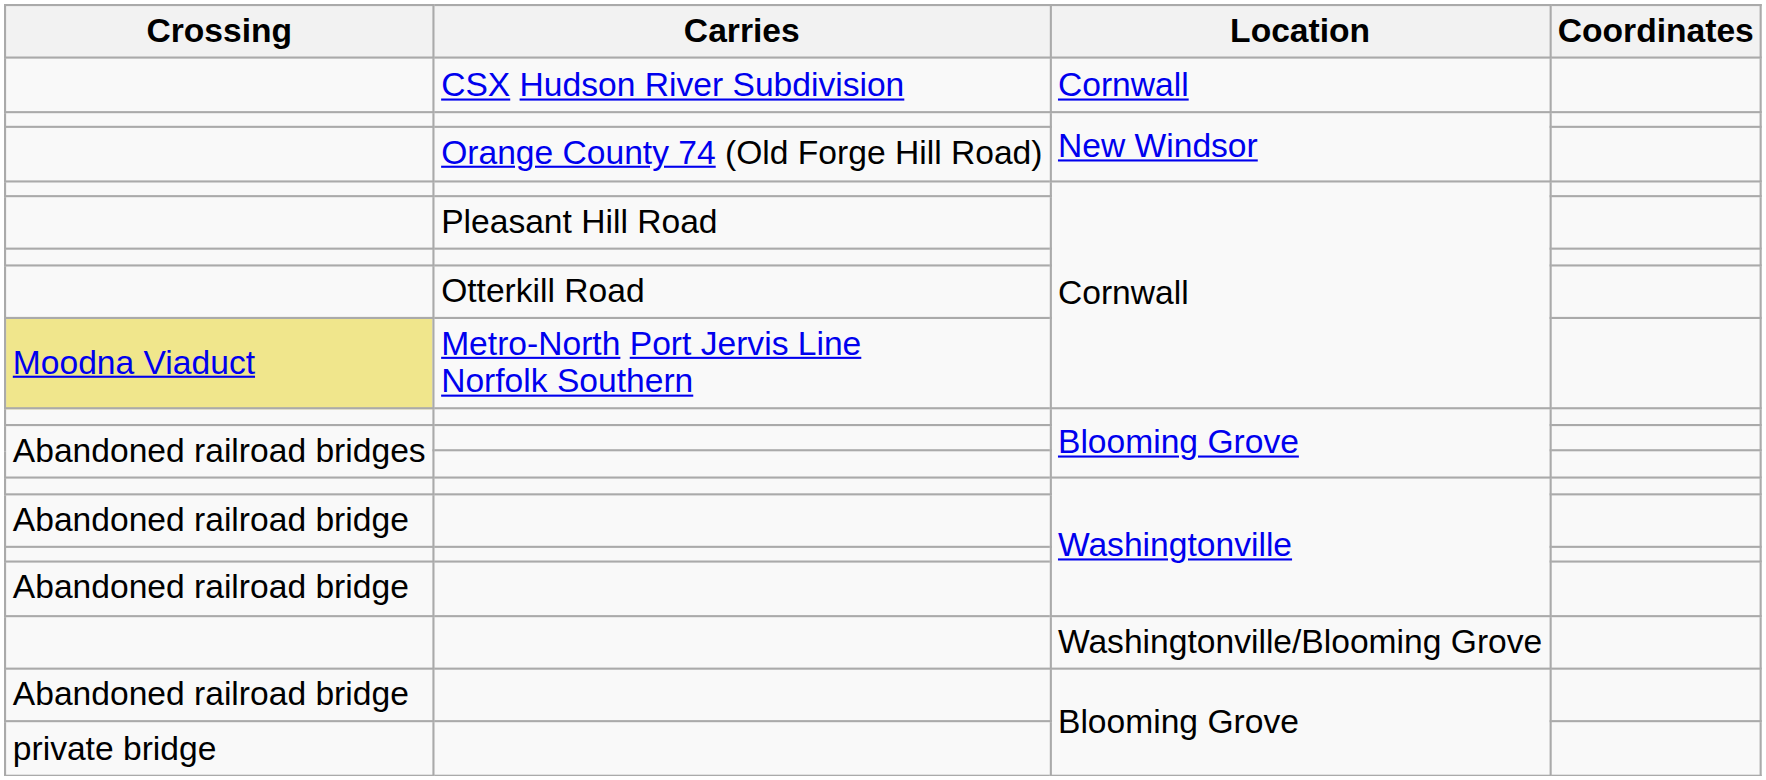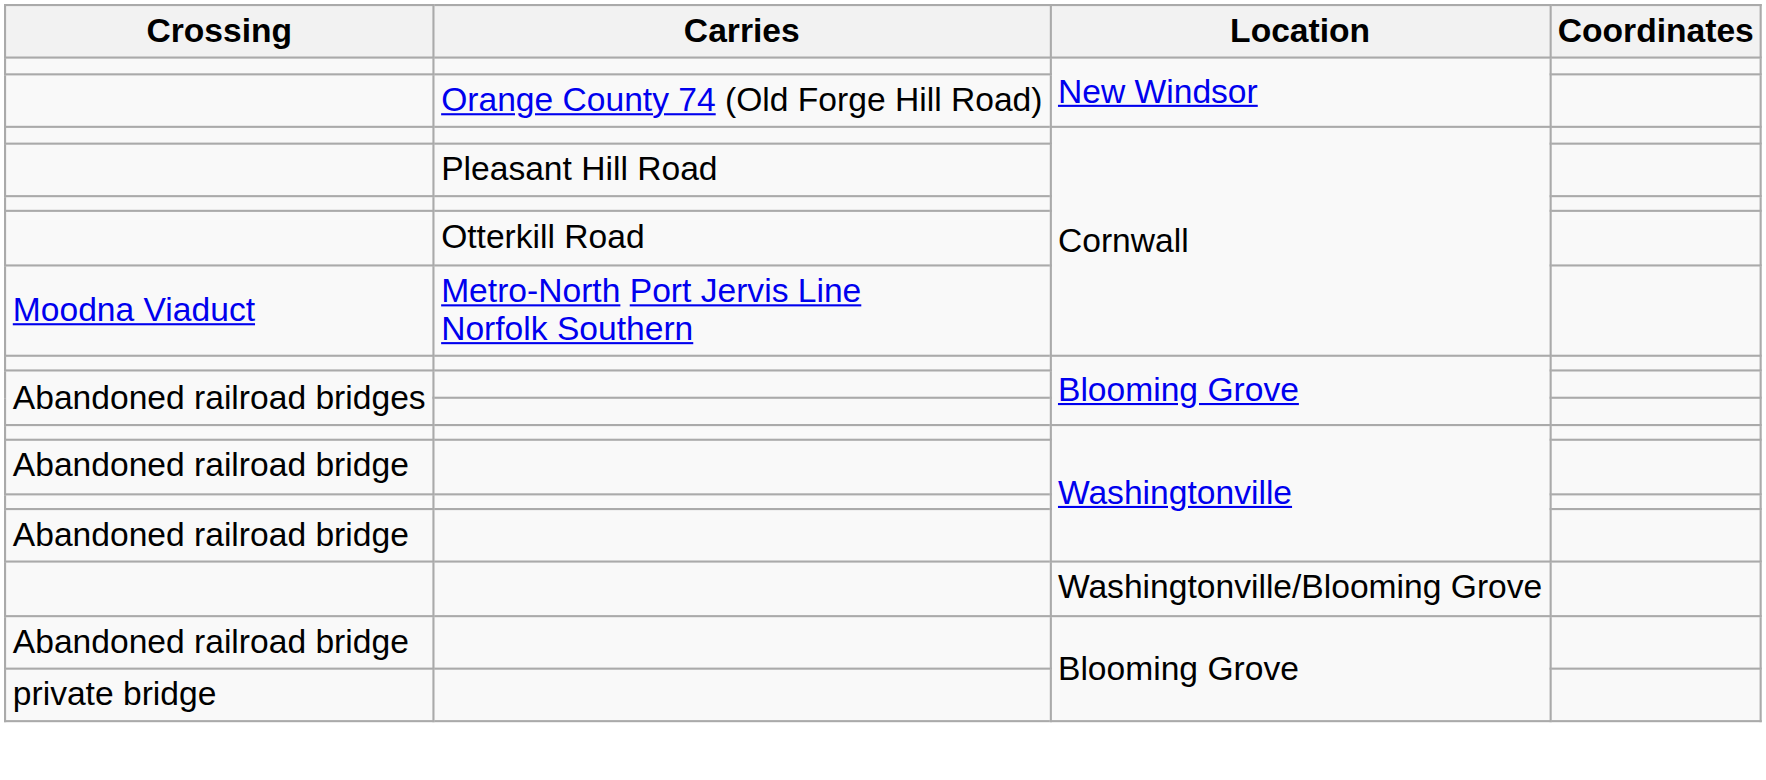- row: (673, 84)
(134, 362) khaki background -> (134, 309) no background
